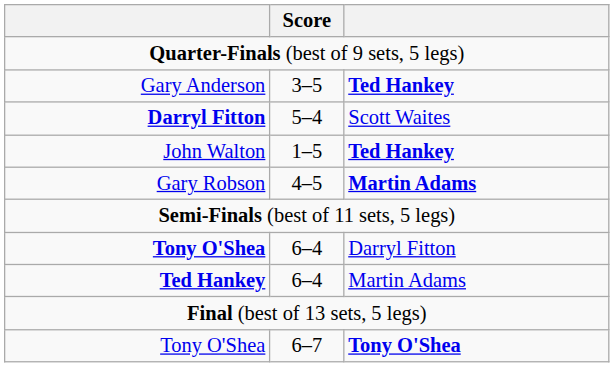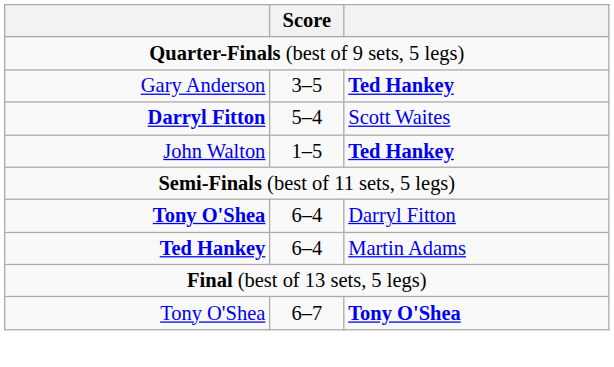- row: (211, 183)
